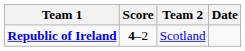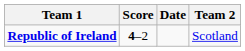columns swapped: (183, 14) <-> (225, 14)
